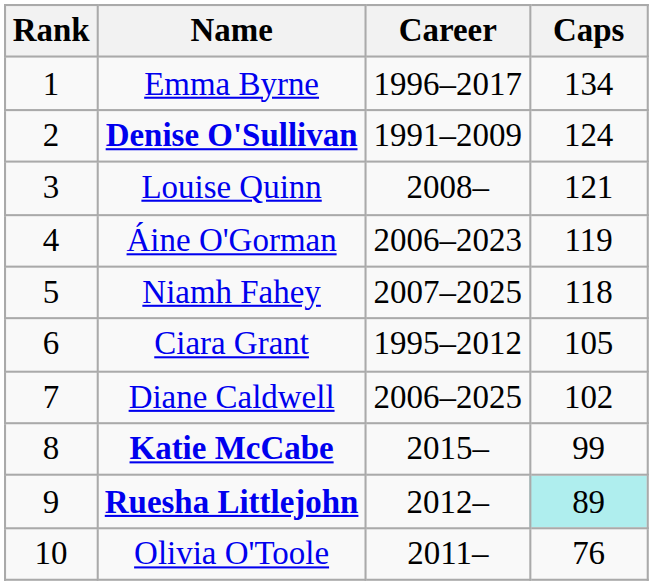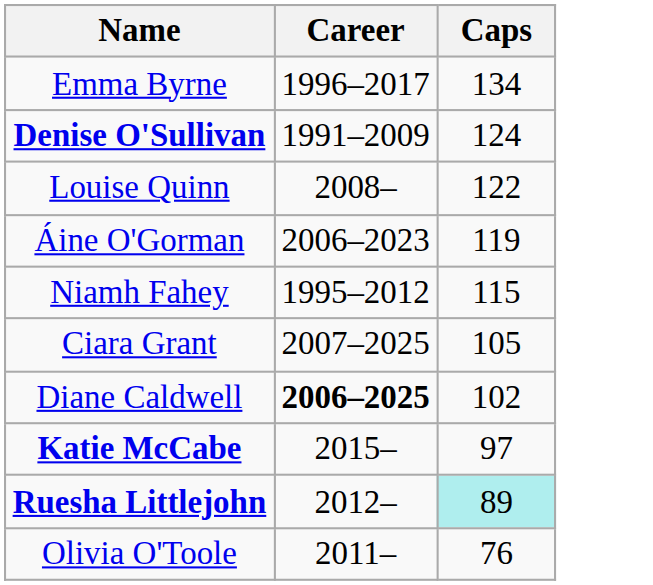- column: (51, 30)
(589, 187) 121 -> (496, 187) 122
(448, 291) 2007–2025 -> (356, 291) 1995–2012
(589, 291) 118 -> (496, 291) 115
(448, 344) 1995–2012 -> (356, 344) 2007–2025
(448, 396) normal -> (356, 396) bold
(589, 448) 99 -> (496, 448) 97
